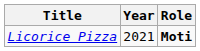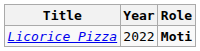(139, 36) 2021 -> (139, 36) 2022
